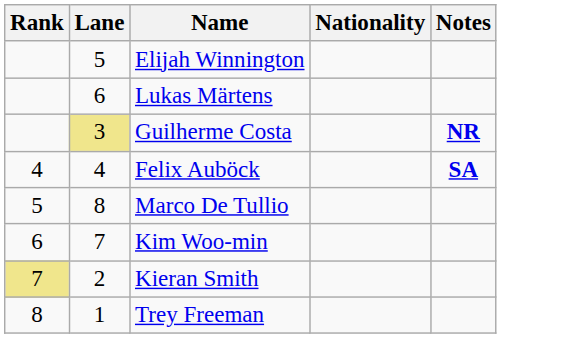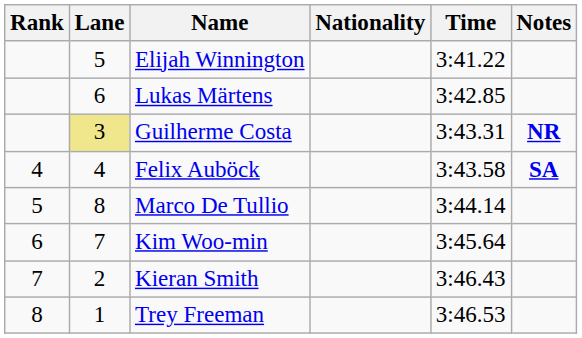+ column: (471, 22)
(37, 278) khaki background -> (37, 278) no background
